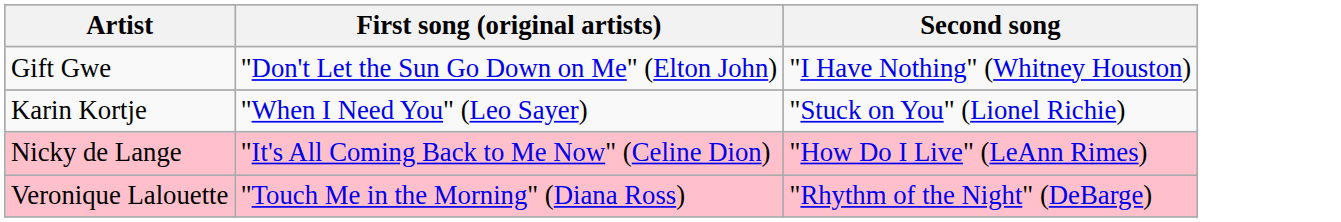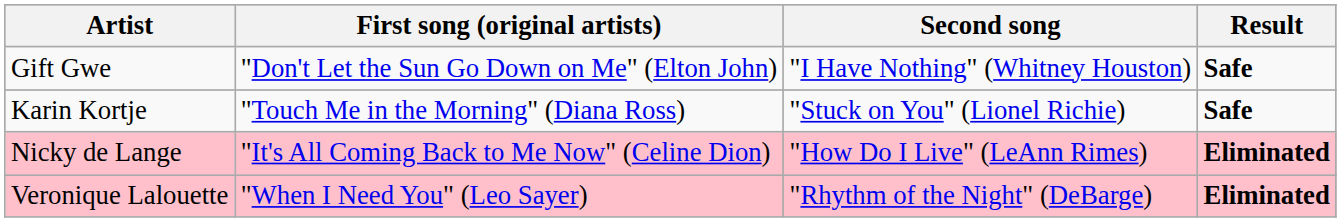+ column: (1267, 25)
(414, 110) "When I Need You" (Leo Sayer) -> (463, 110) "Touch Me in the Morning" (Diana Ross)
(463, 195) "Touch Me in the Morning" (Diana Ross) -> (414, 195) "When I Need You" (Leo Sayer)
